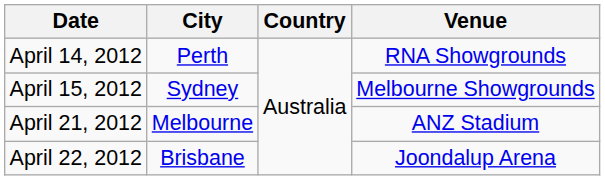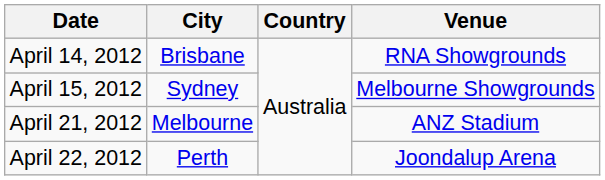(202, 55) Perth -> (202, 55) Brisbane
(202, 157) Brisbane -> (202, 157) Perth
